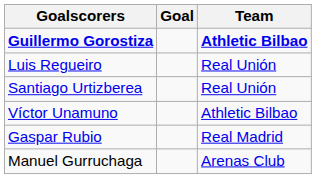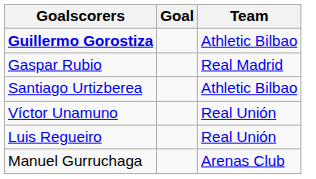(254, 40) bold -> (249, 40) normal
rows swapped: (55, 137) <-> (55, 64)
(239, 88) Real Unión -> (249, 88) Athletic Bilbao
(249, 112) Athletic Bilbao -> (239, 112) Real Unión
